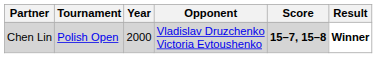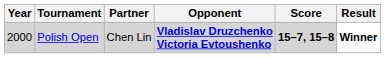columns swapped: (139, 14) <-> (29, 14)
(211, 38) normal -> (215, 38) bold
